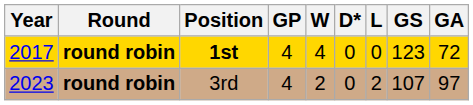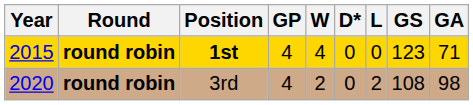(31, 52) 2017 -> (31, 52) 2015
(449, 52) 72 -> (449, 52) 71
(31, 83) 2023 -> (31, 83) 2020
(408, 83) 107 -> (408, 83) 108
(449, 83) 97 -> (449, 83) 98
